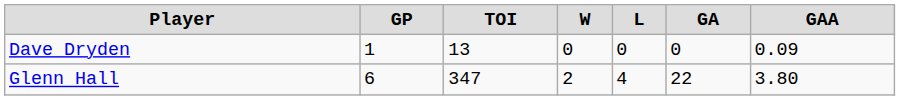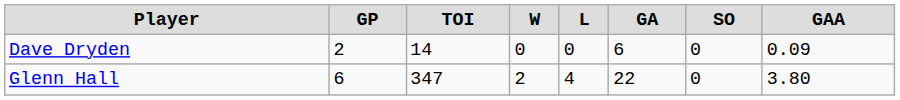+ column: (724, 20)
(370, 50) 1 -> (339, 50) 2
(459, 50) 13 -> (421, 50) 14
(676, 50) 0 -> (619, 50) 6
